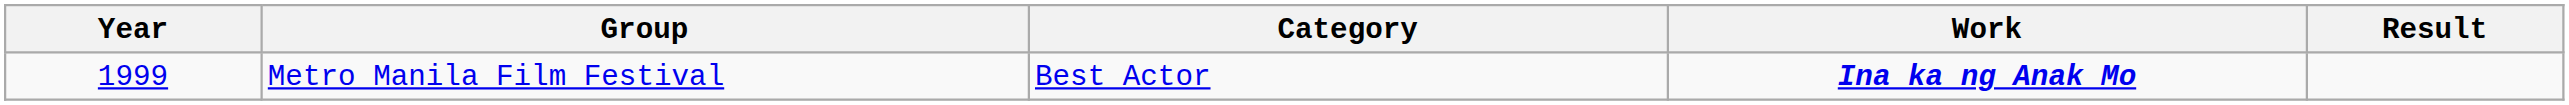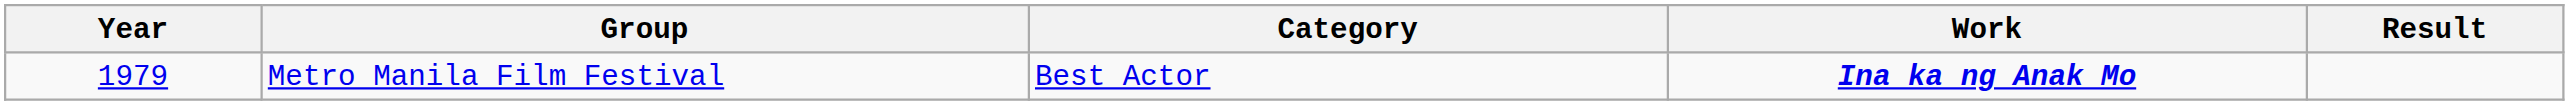(133, 77) 1999 -> (133, 77) 1979
